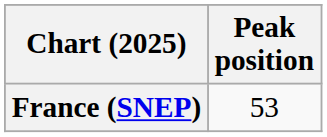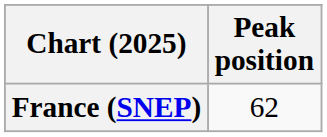(264, 107) 53 -> (264, 107) 62
